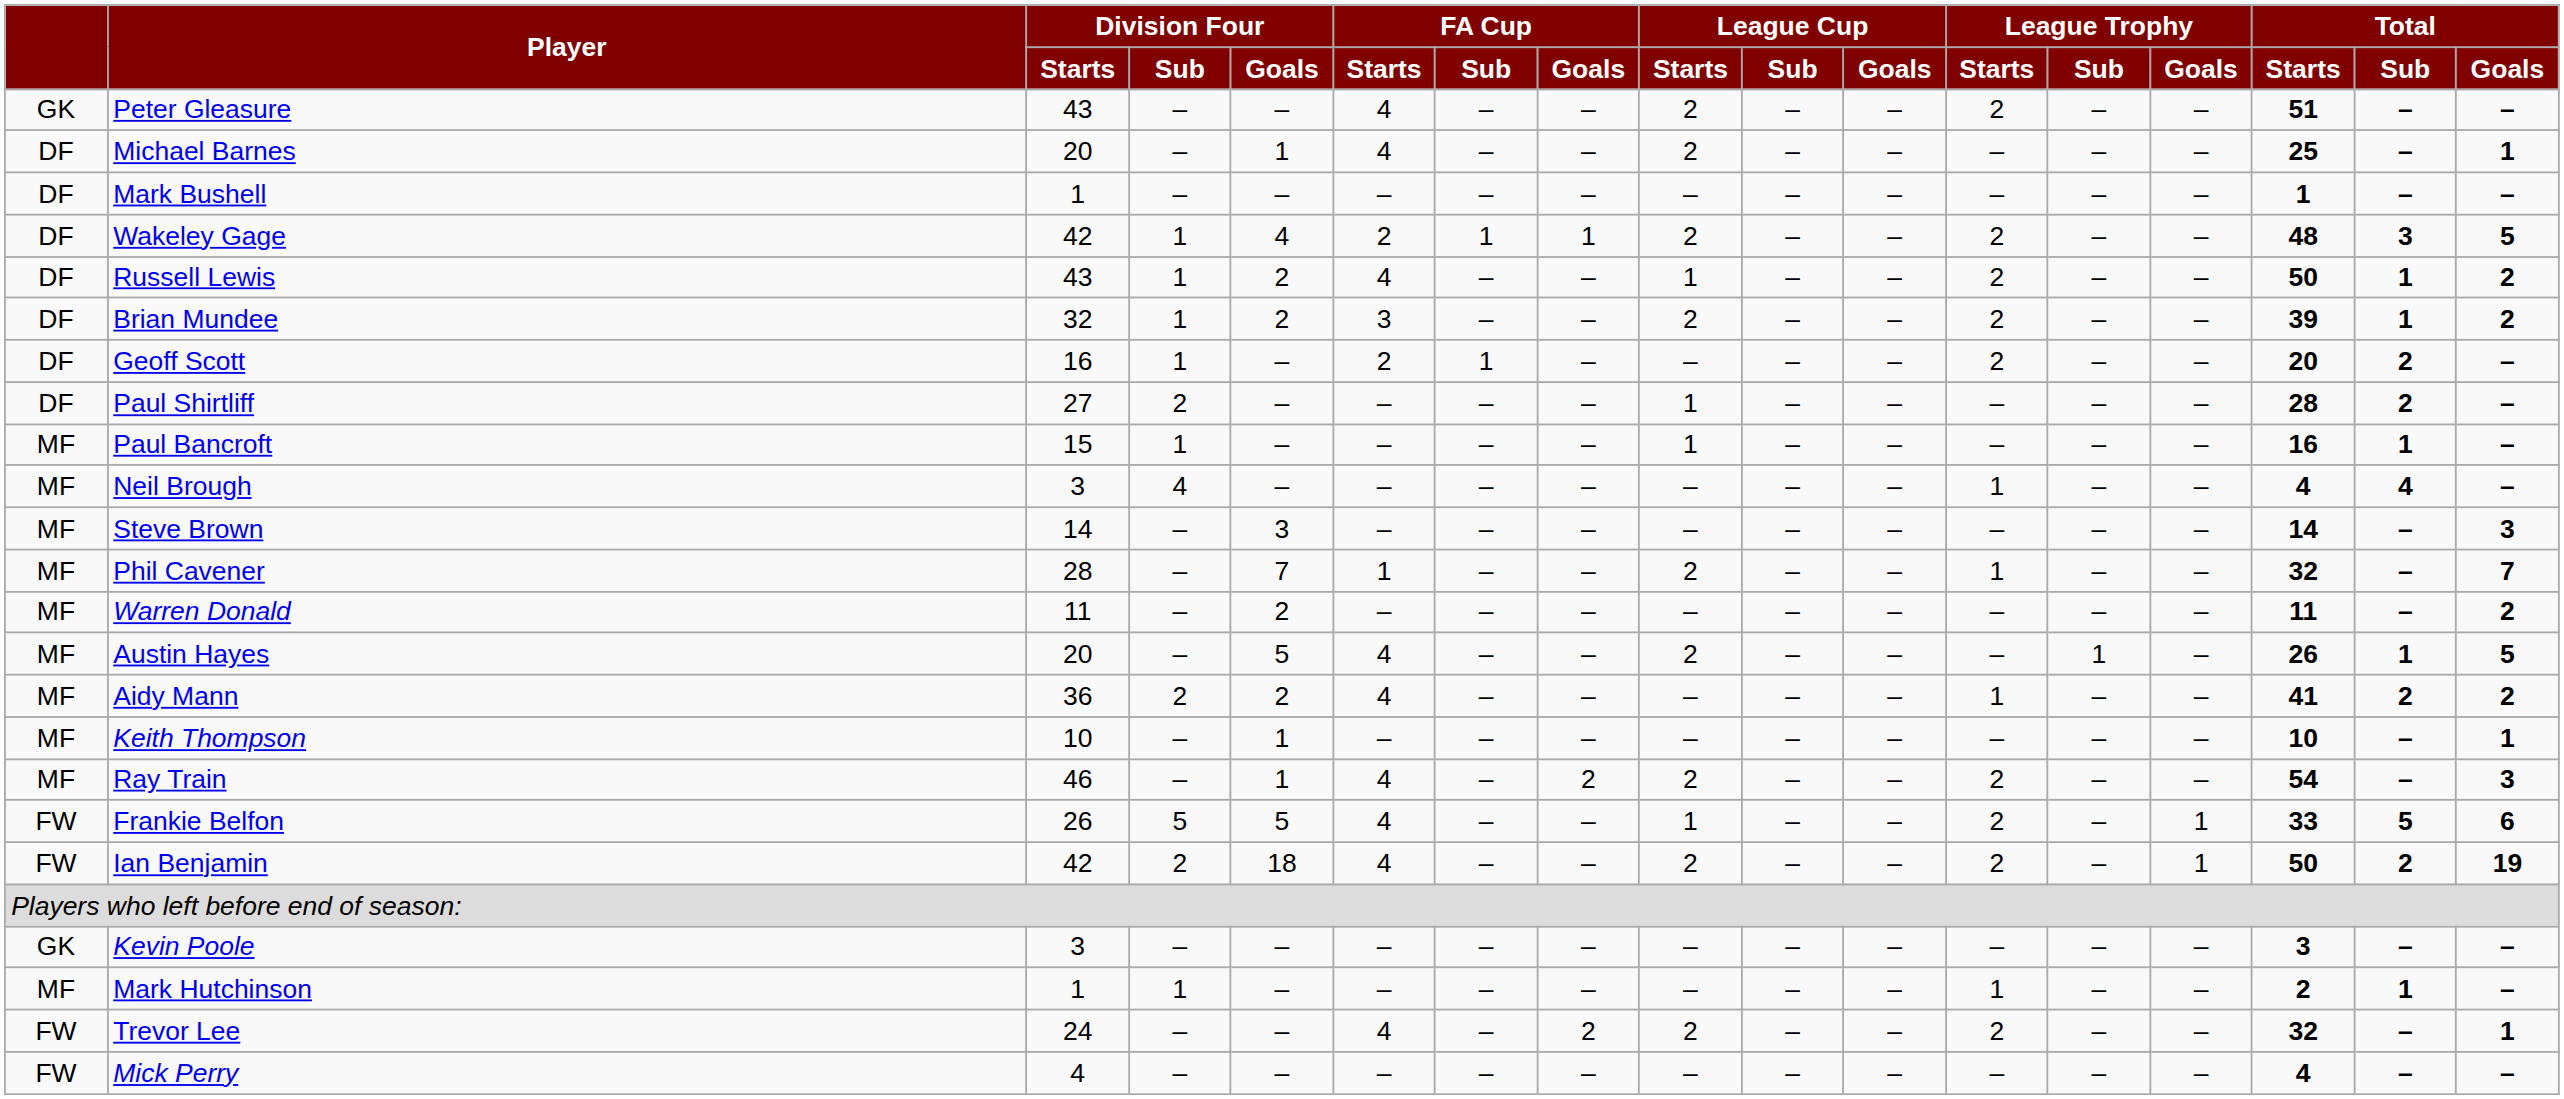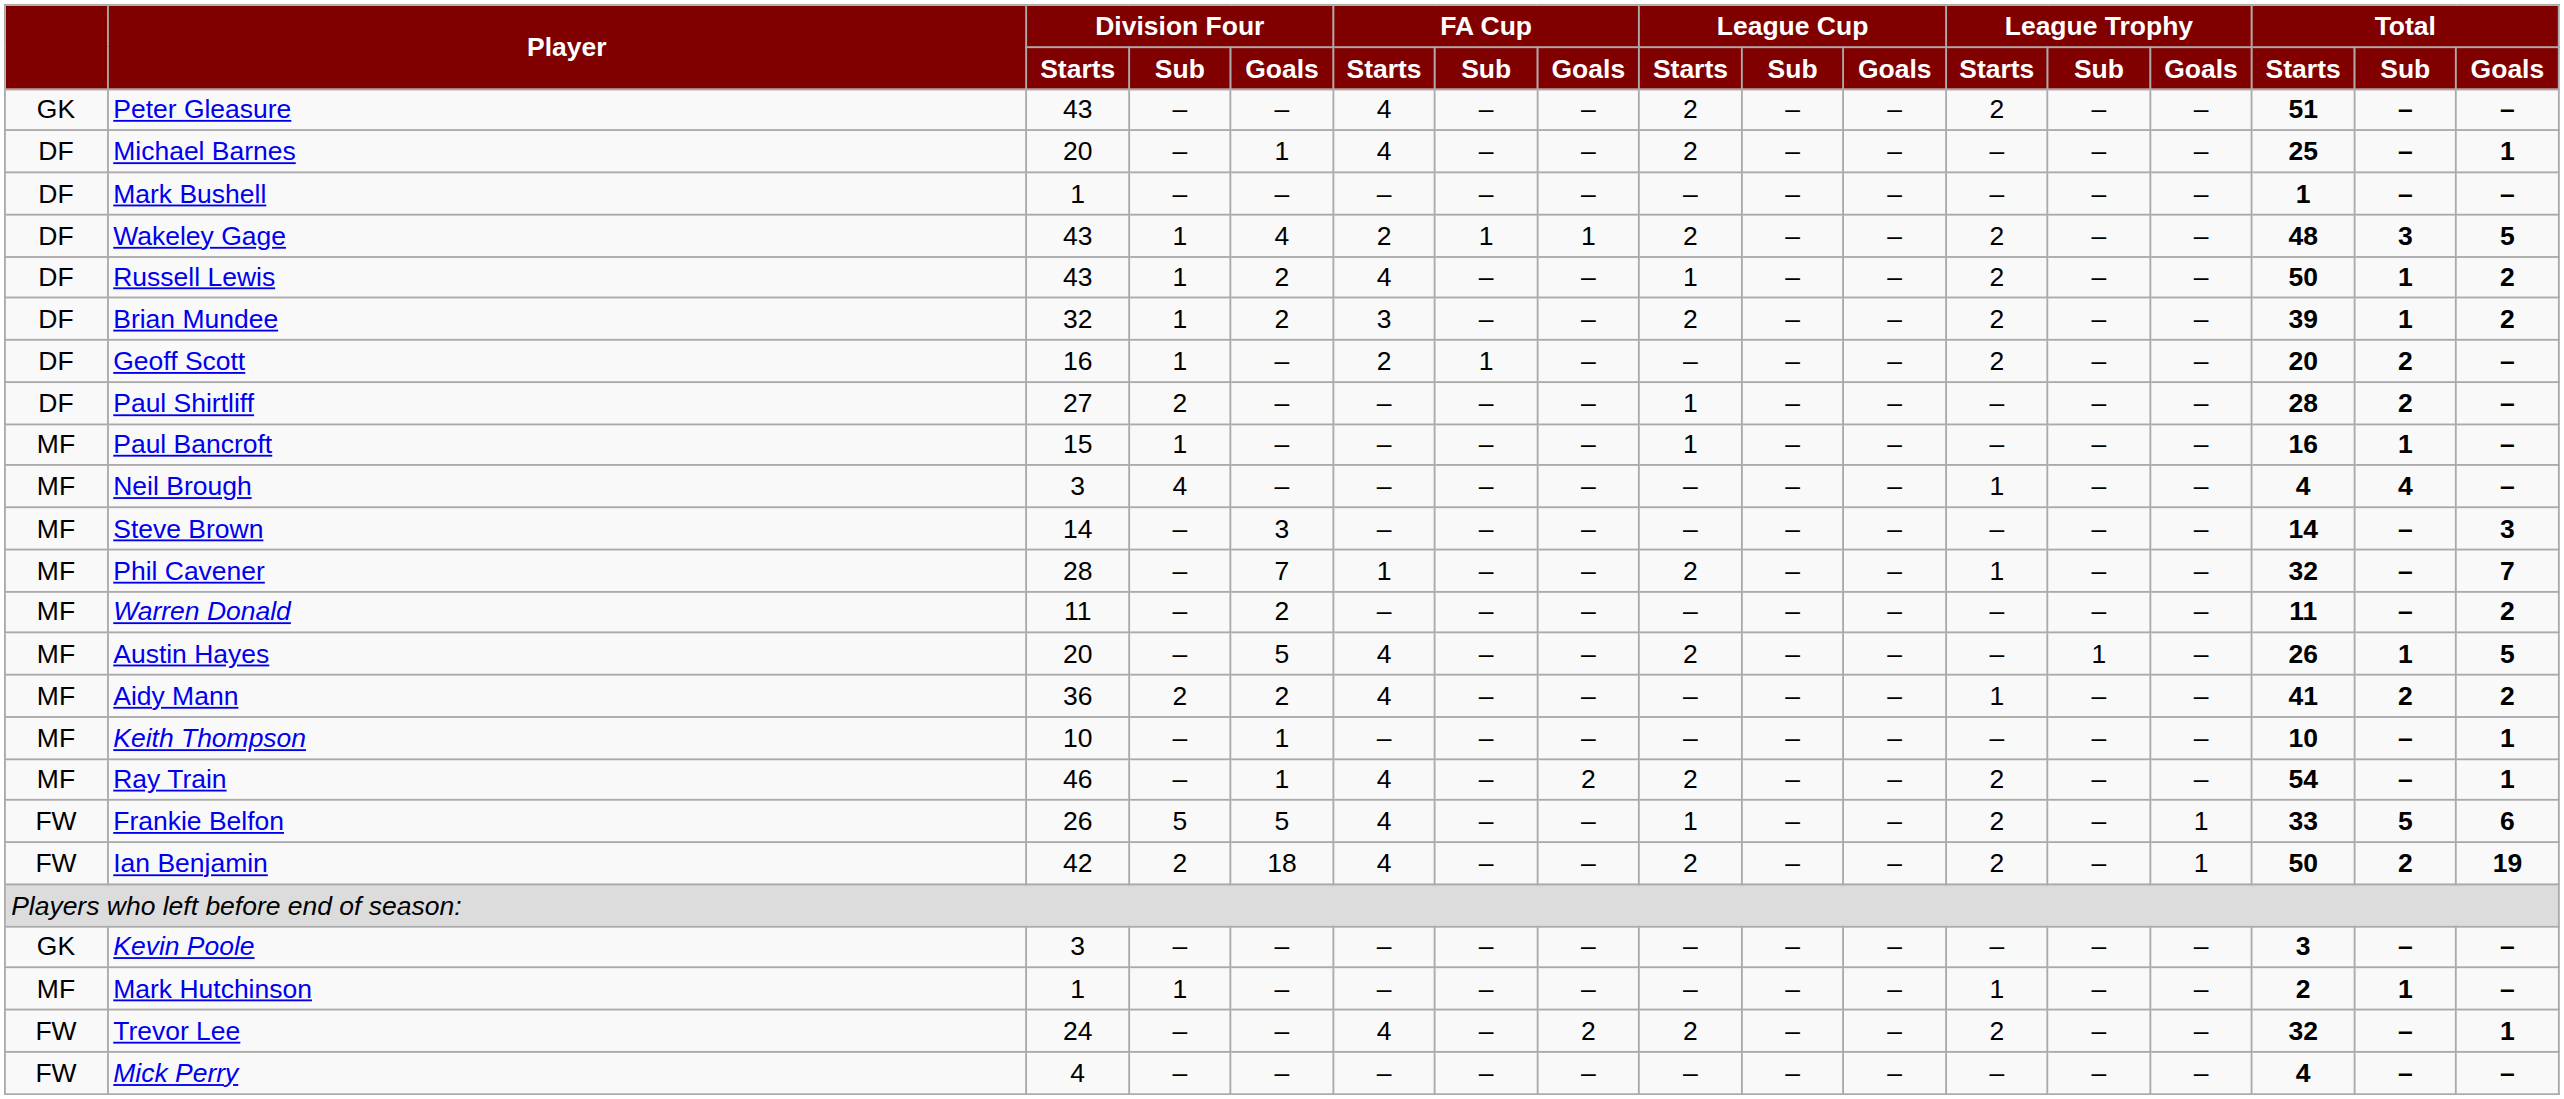(1078, 236) 42 -> (1078, 236) 43
(2507, 780) 3 -> (2507, 780) 1
